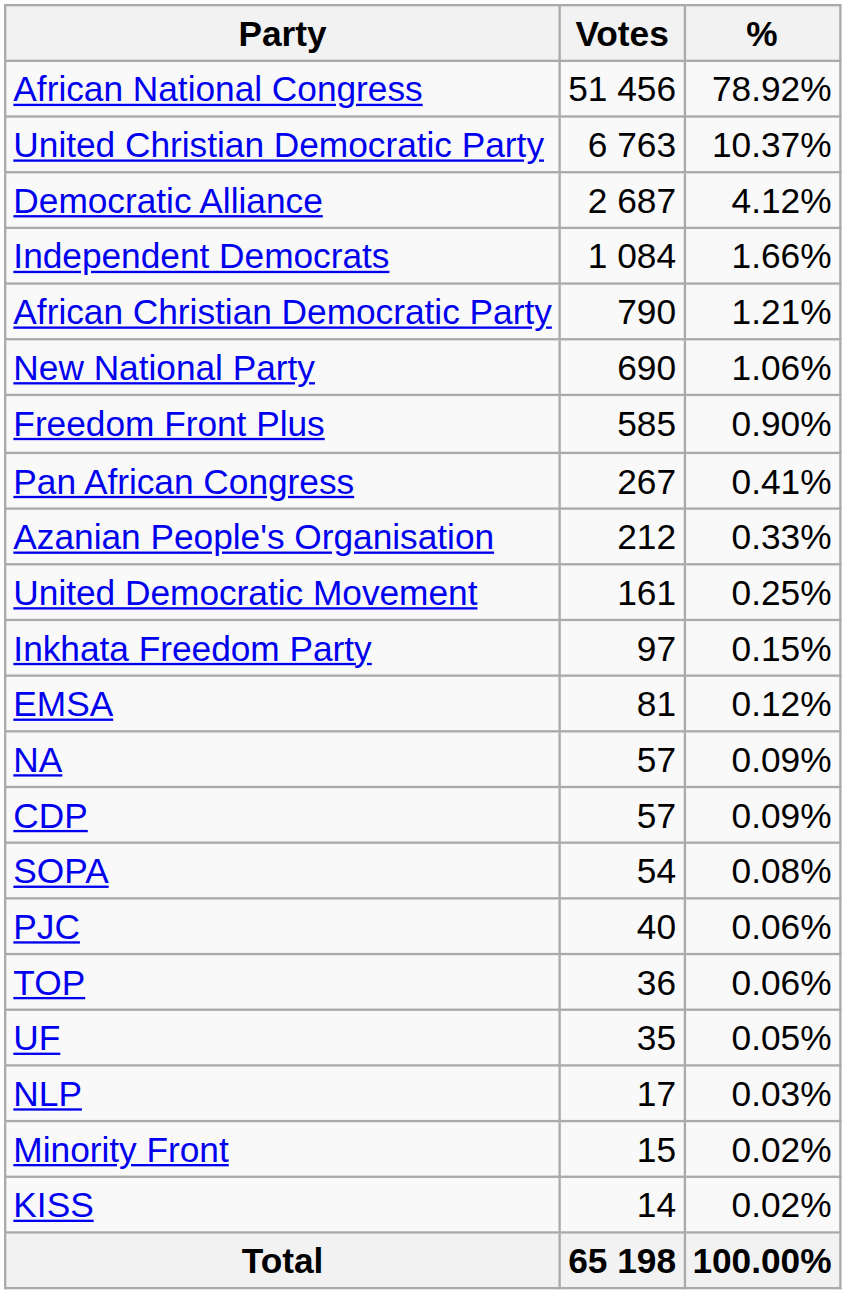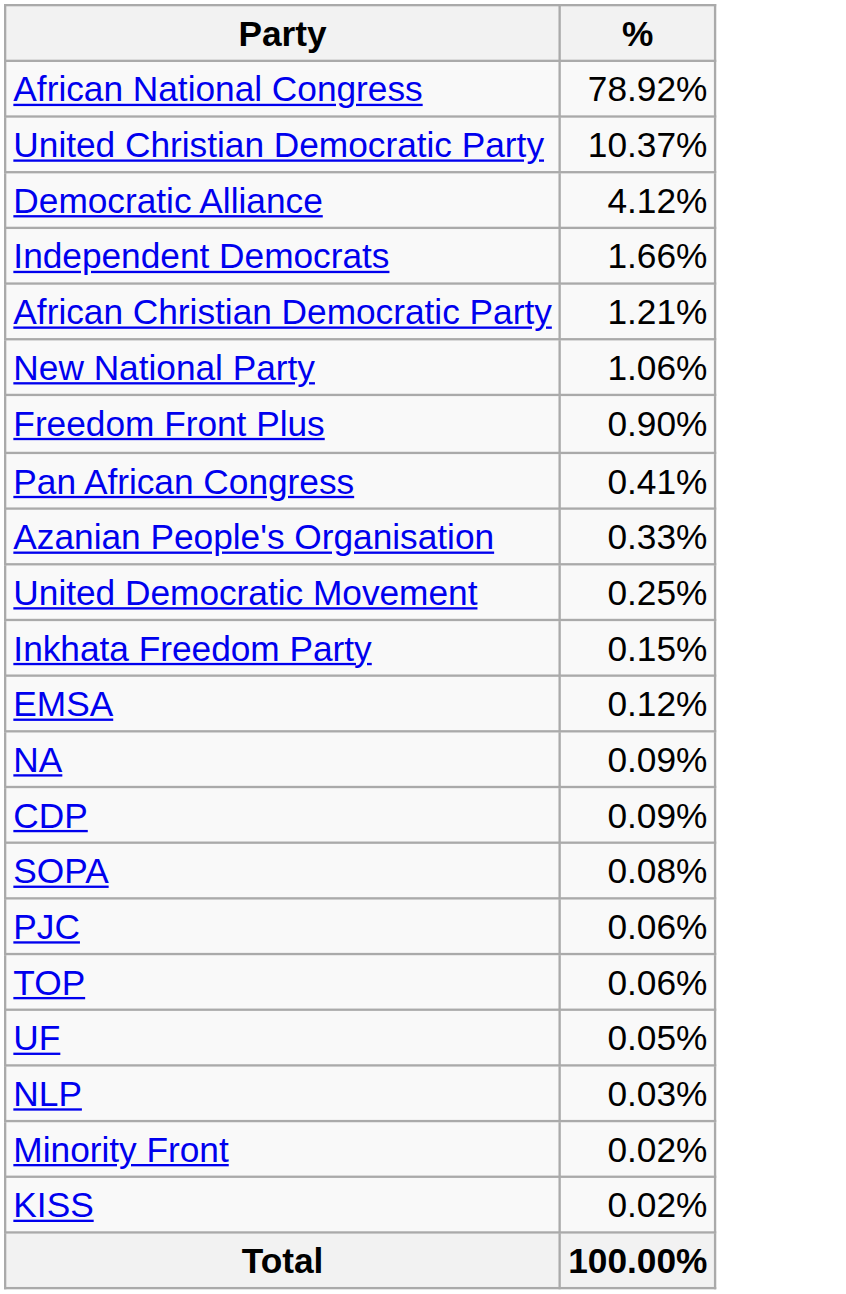- column: (622, 33)
